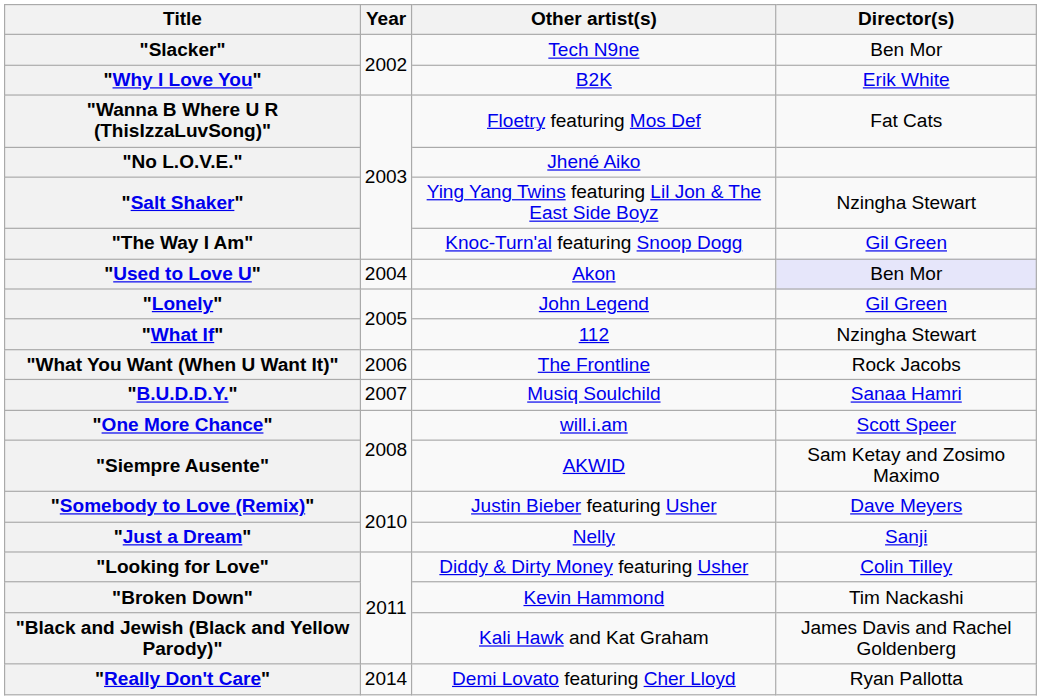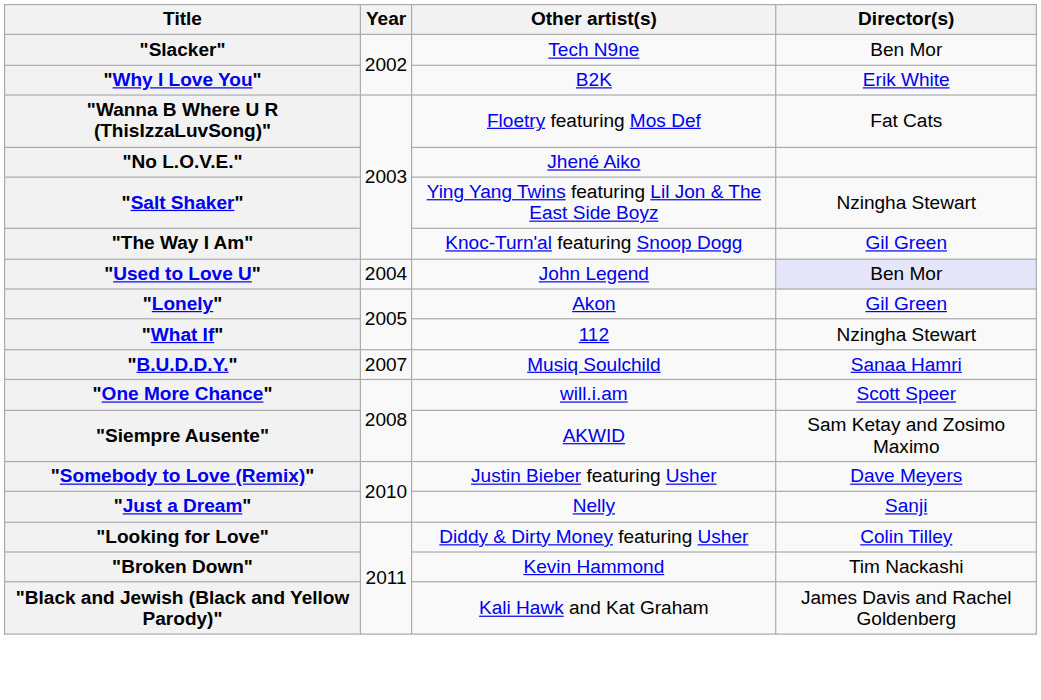(594, 273) Akon -> (594, 273) John Legend
(594, 304) John Legend -> (594, 304) Akon
- row: (183, 364)
- row: (183, 679)
